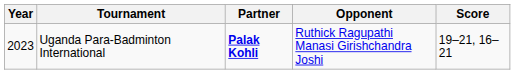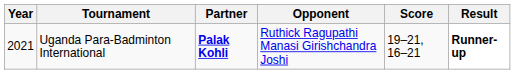+ column: (479, 14)
(21, 46) 2023 -> (21, 46) 2021
